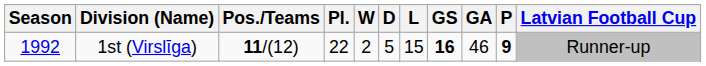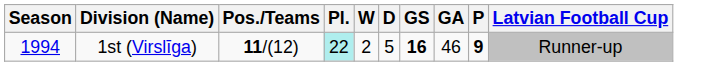- column: (414, 18)
(40, 46) 1992 -> (40, 46) 1994
(339, 46) no background -> (339, 46) paleturquoise background
